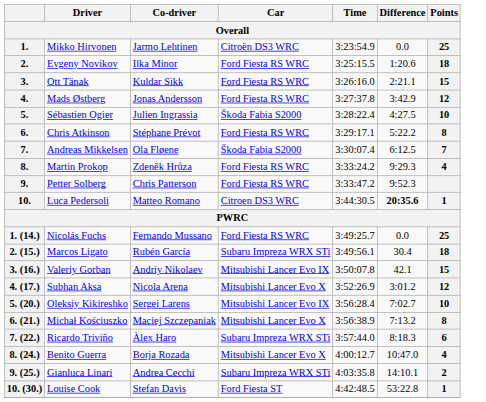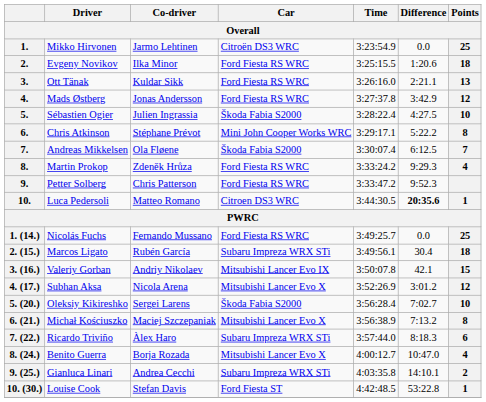(444, 81) 15 -> (465, 81) 13
(265, 133) Ford Fiesta RS WRC -> (286, 133) Mini John Cooper Works WRC
(275, 304) Mitsubishi Lancer Evo IX -> (261, 304) Škoda Fabia S2000
